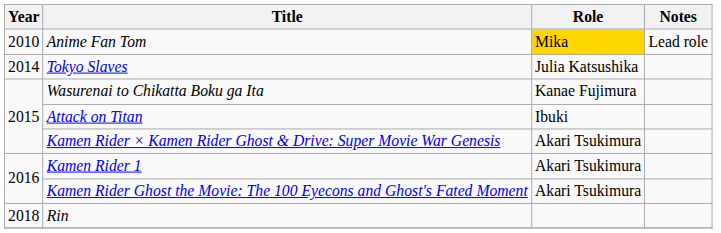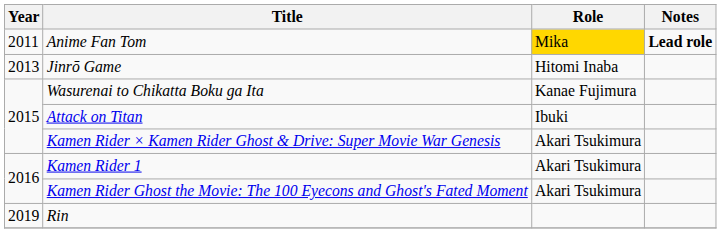(24, 41) 2010 -> (23, 41) 2011
(678, 41) normal -> (680, 41) bold
+ row: (84, 66)
- row: (87, 66)
(24, 215) 2018 -> (24, 215) 2019
